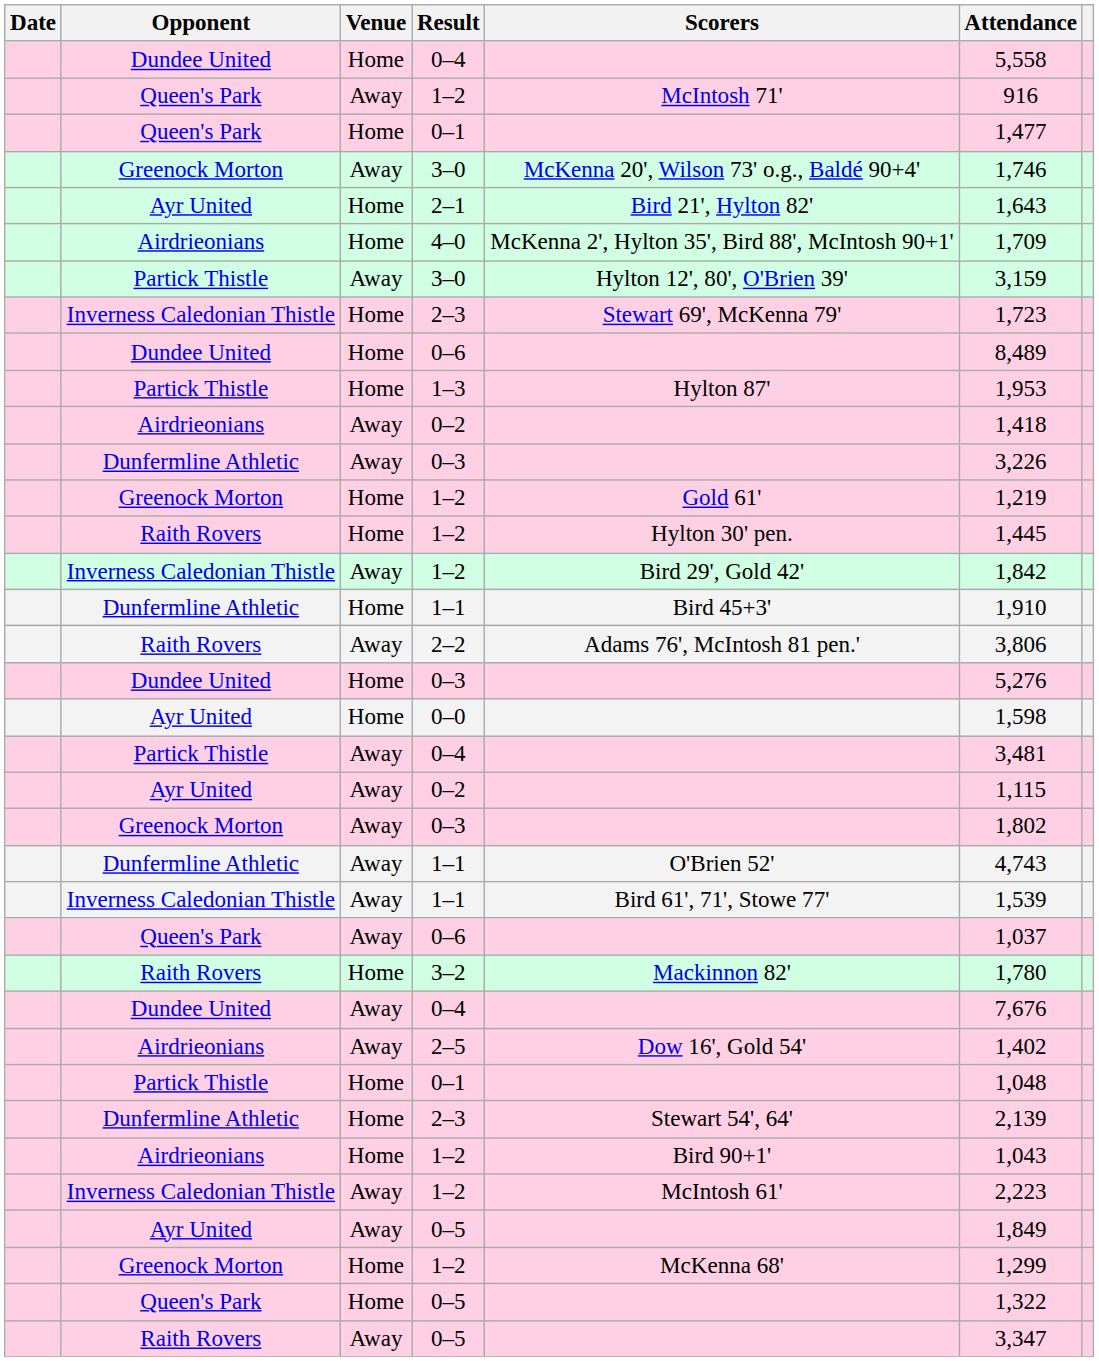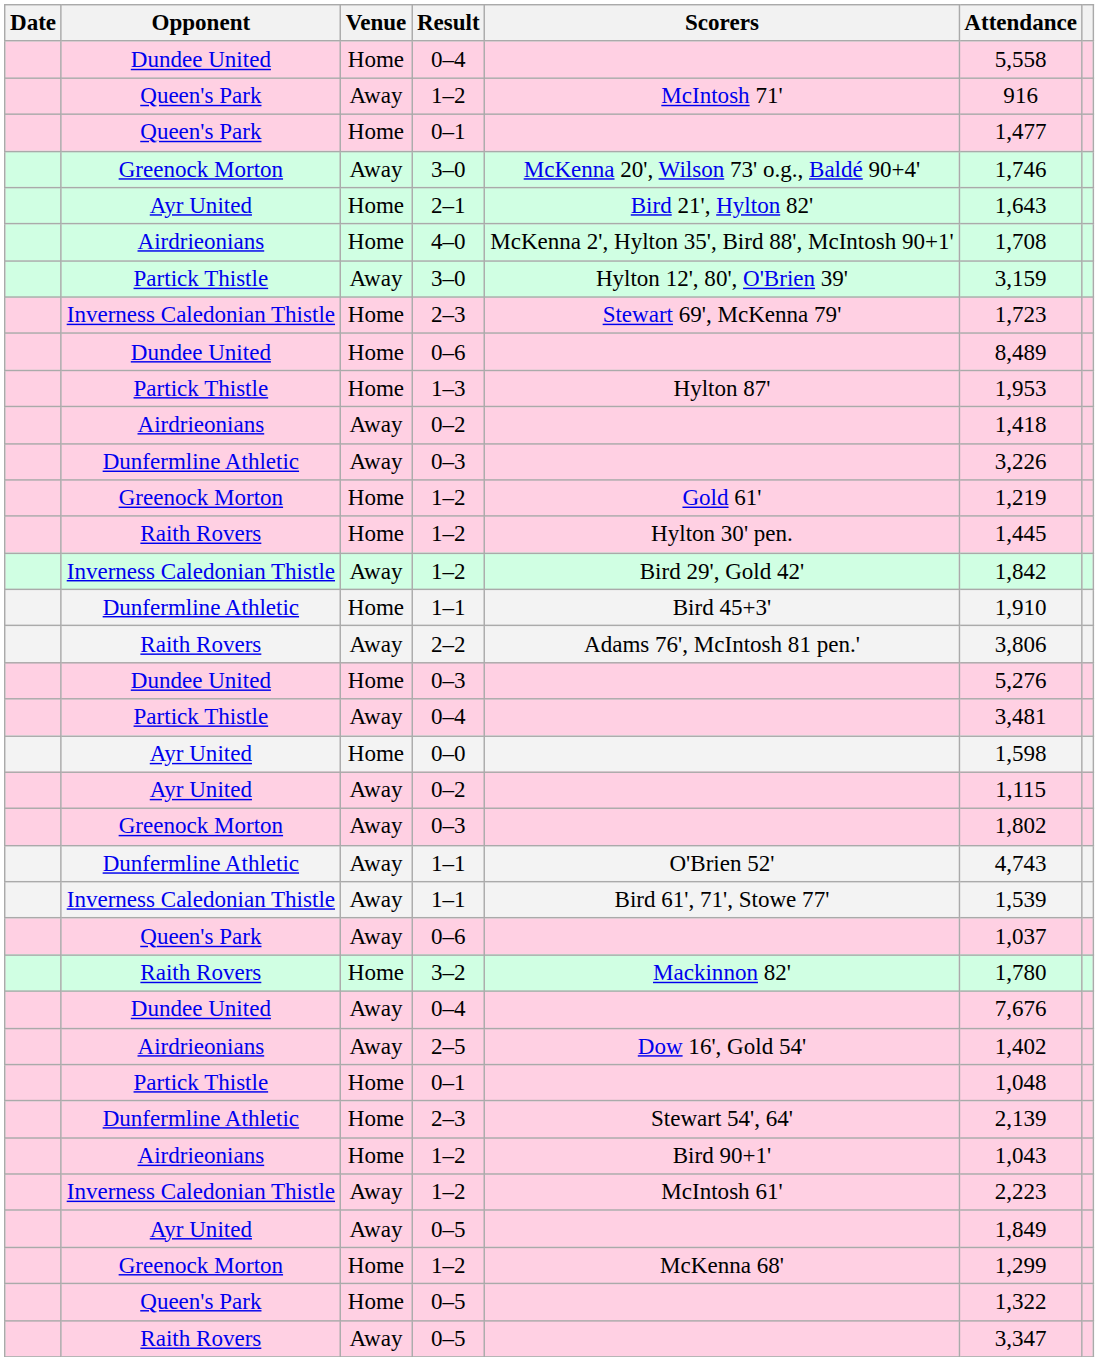(1021, 242) 1,709 -> (1021, 242) 1,708
rows swapped: (201, 753) <-> (201, 717)
